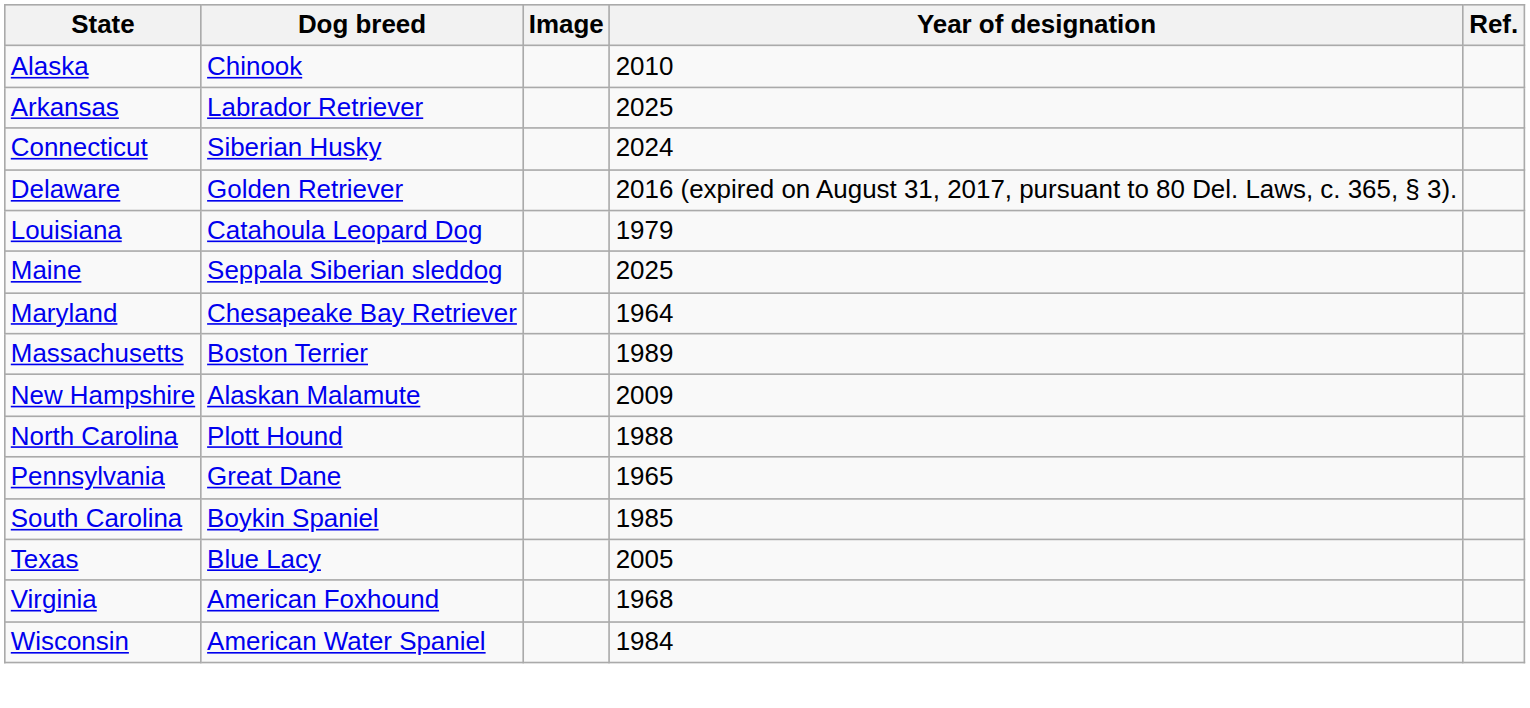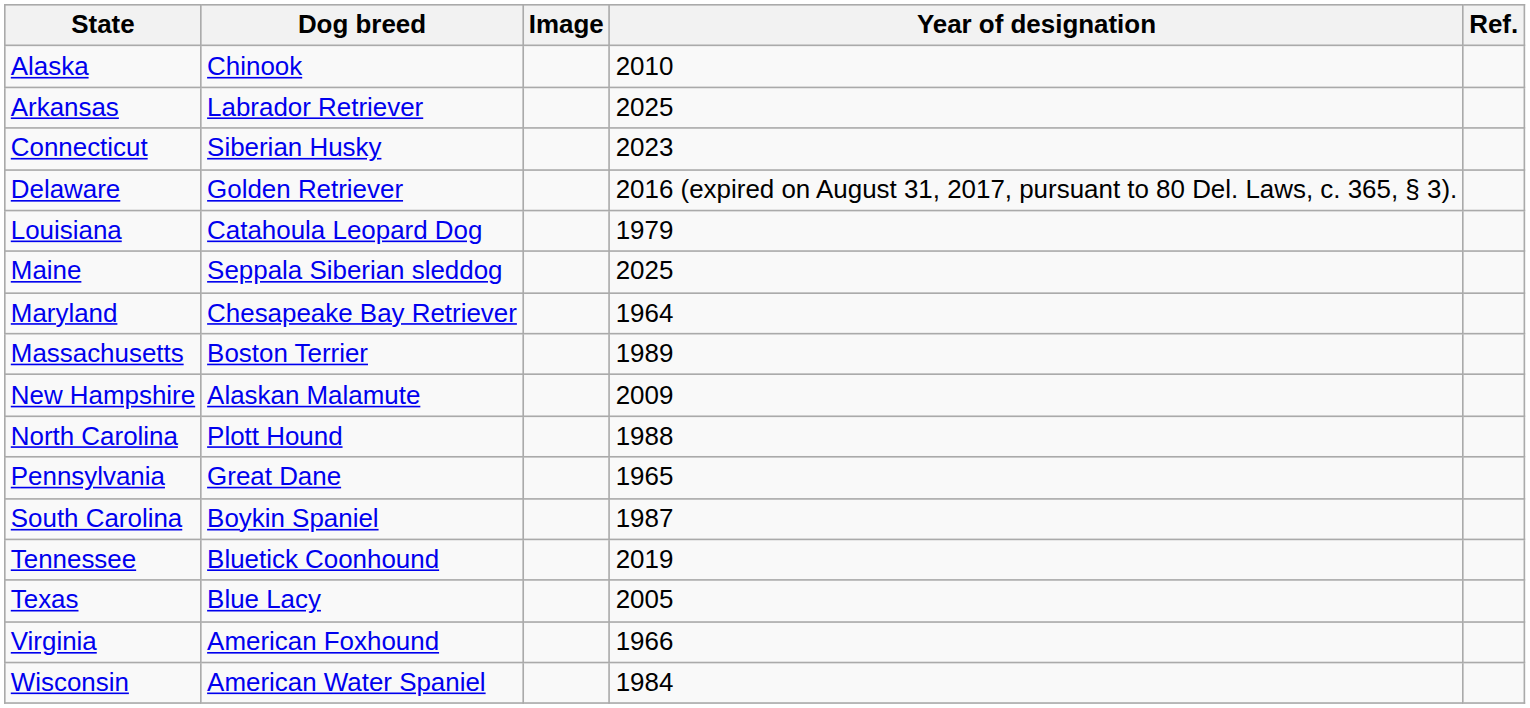(645, 148) 2024 -> (645, 148) 2023
(645, 518) 1985 -> (645, 518) 1987
+ row: (73, 559)
(645, 600) 1968 -> (645, 641) 1966
